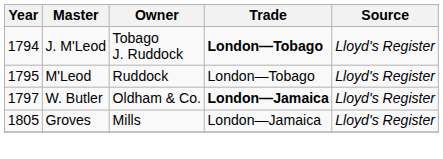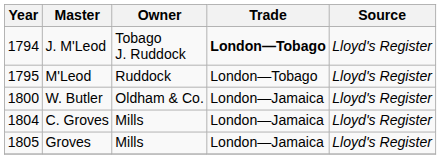(23, 98) 1797 -> (23, 98) 1800
(268, 98) bold -> (267, 98) normal
+ row: (77, 120)
